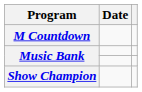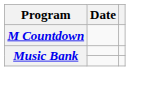- row: (52, 76)
